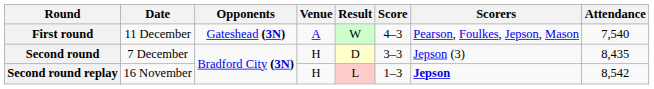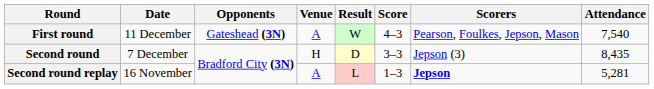(316, 73) H -> (316, 73) A
(615, 73) 8,542 -> (615, 73) 5,281
